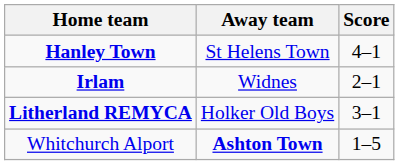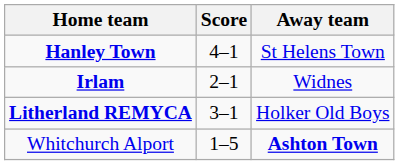columns swapped: (366, 19) <-> (268, 19)
